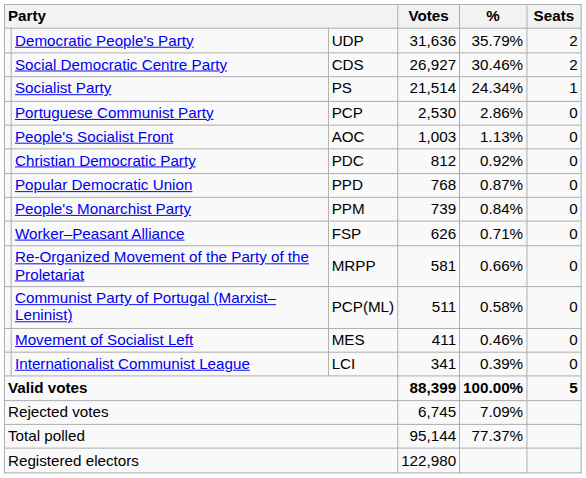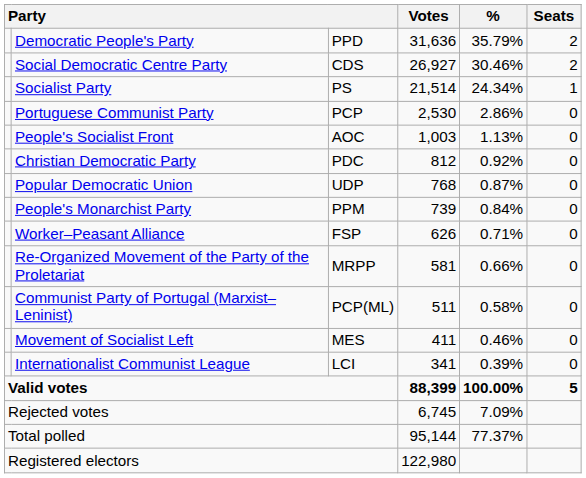(348, 40) UDP -> (347, 40) PPD
(347, 185) PPD -> (348, 185) UDP
